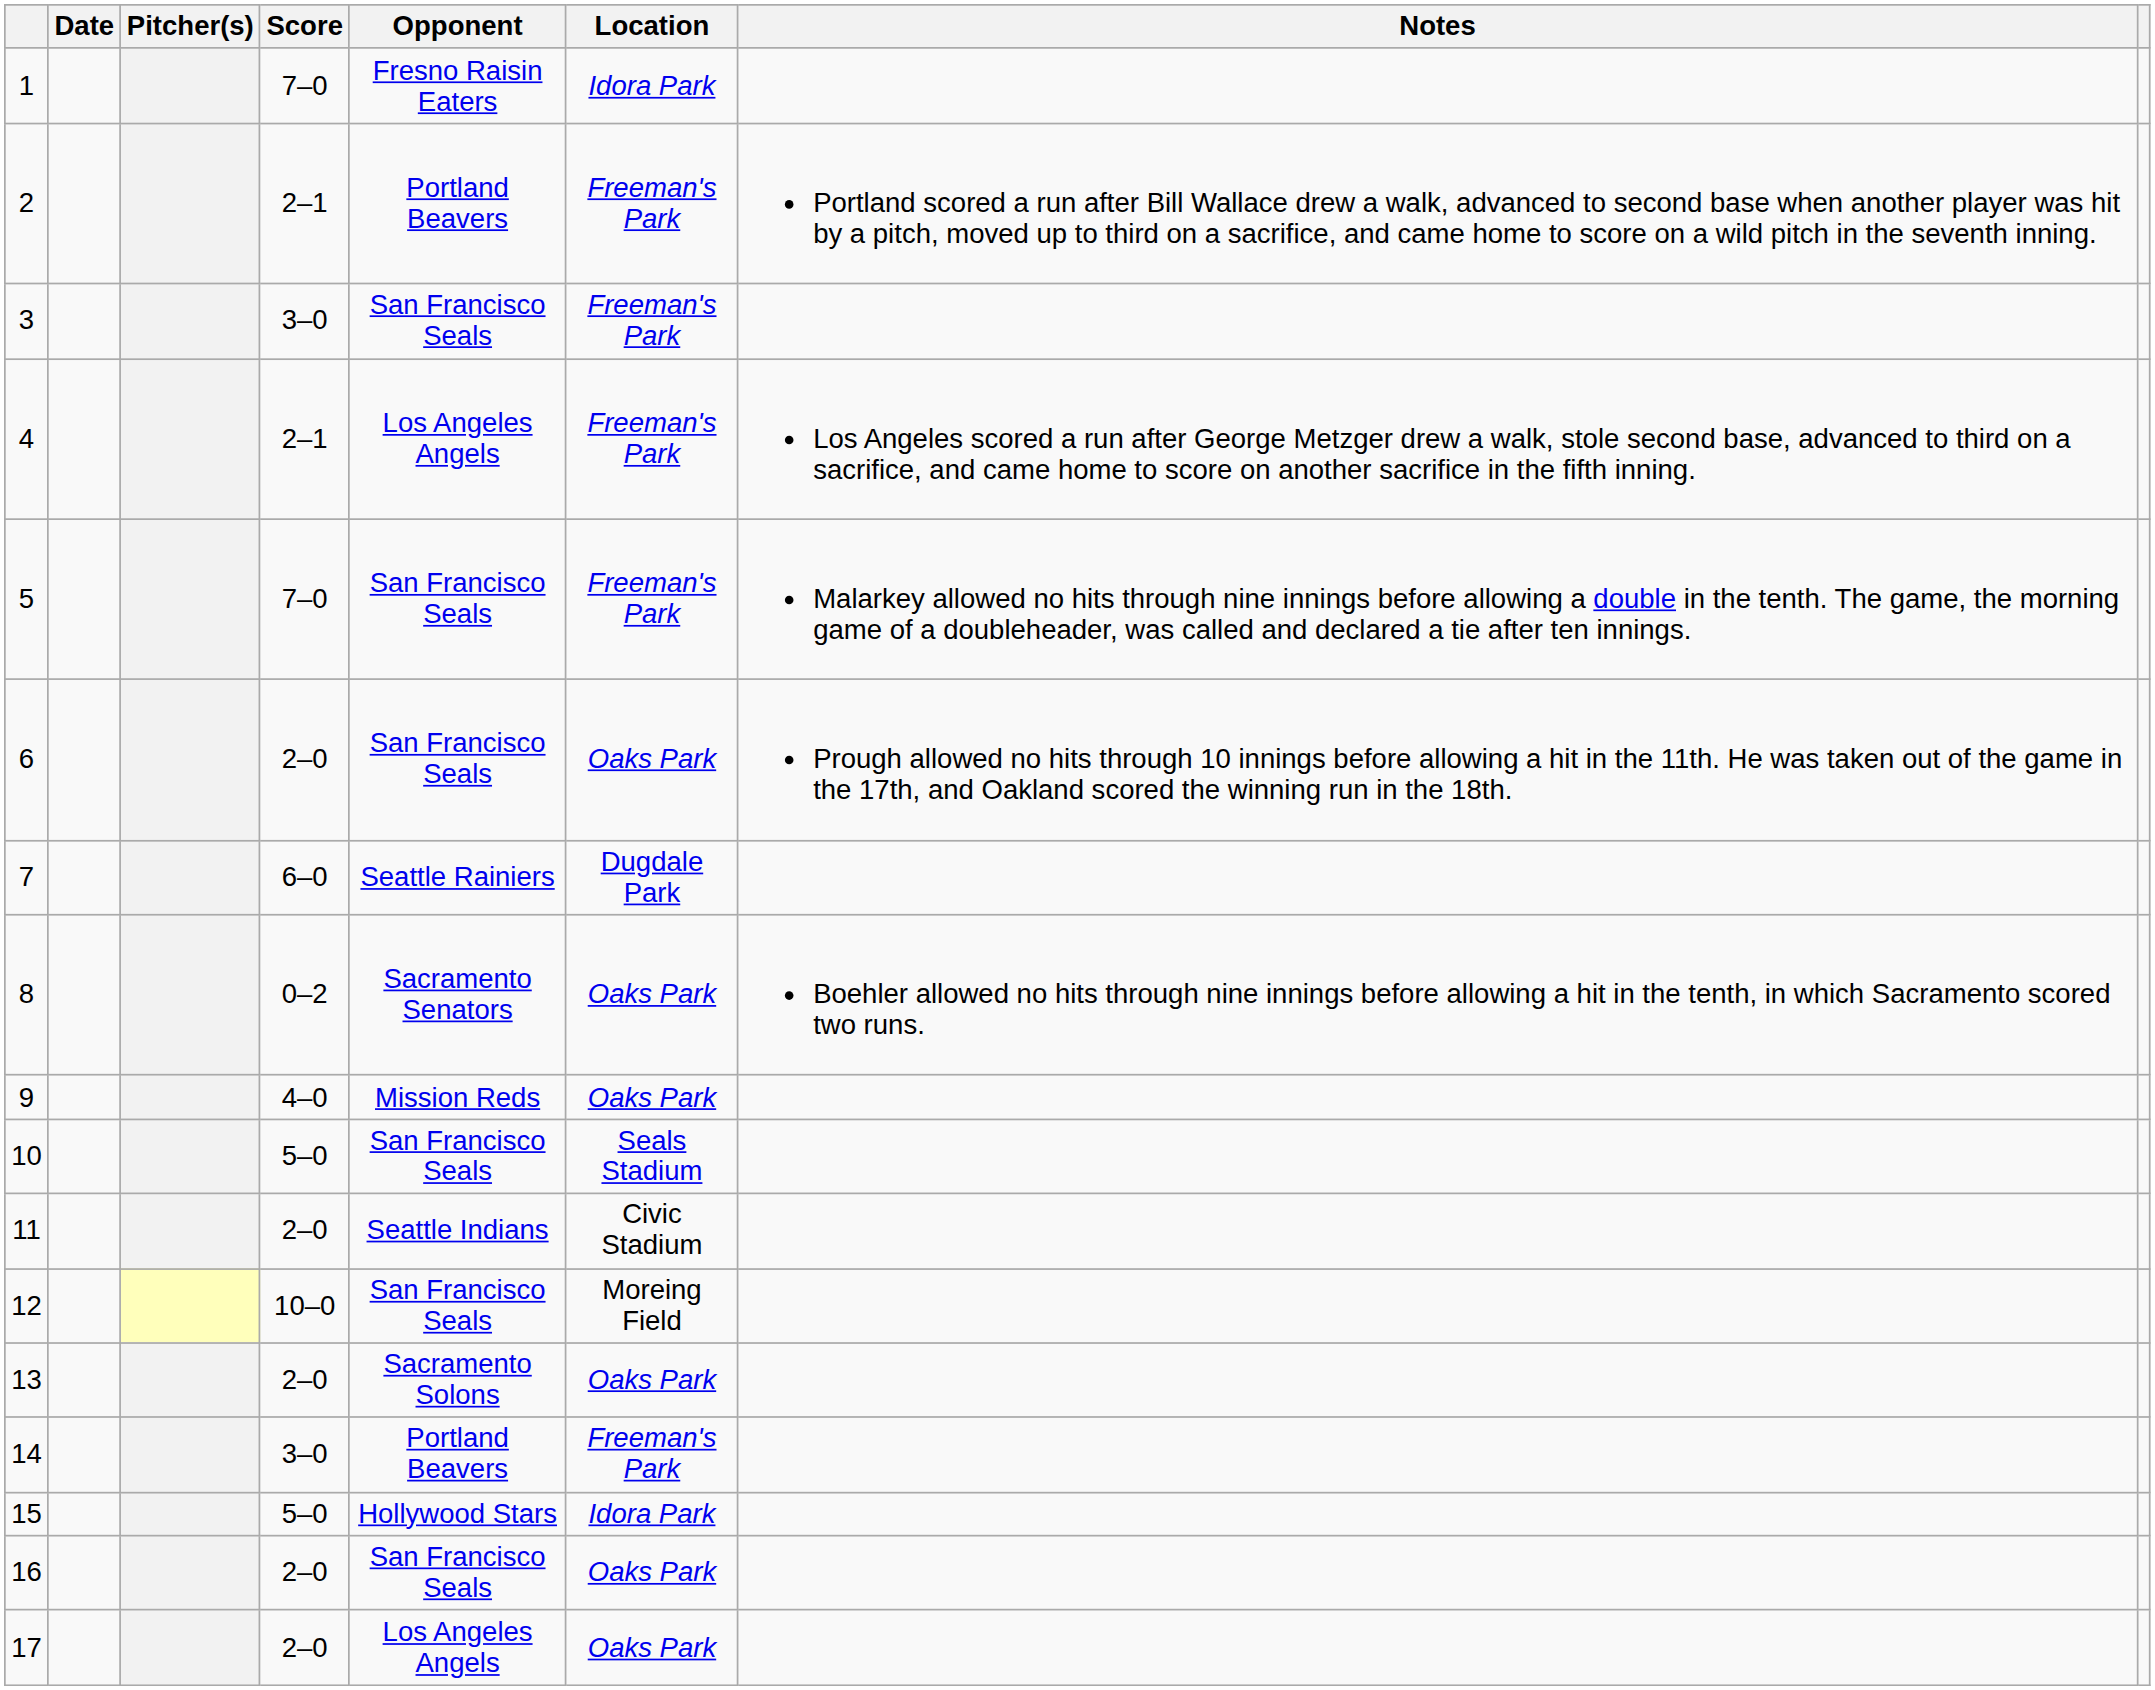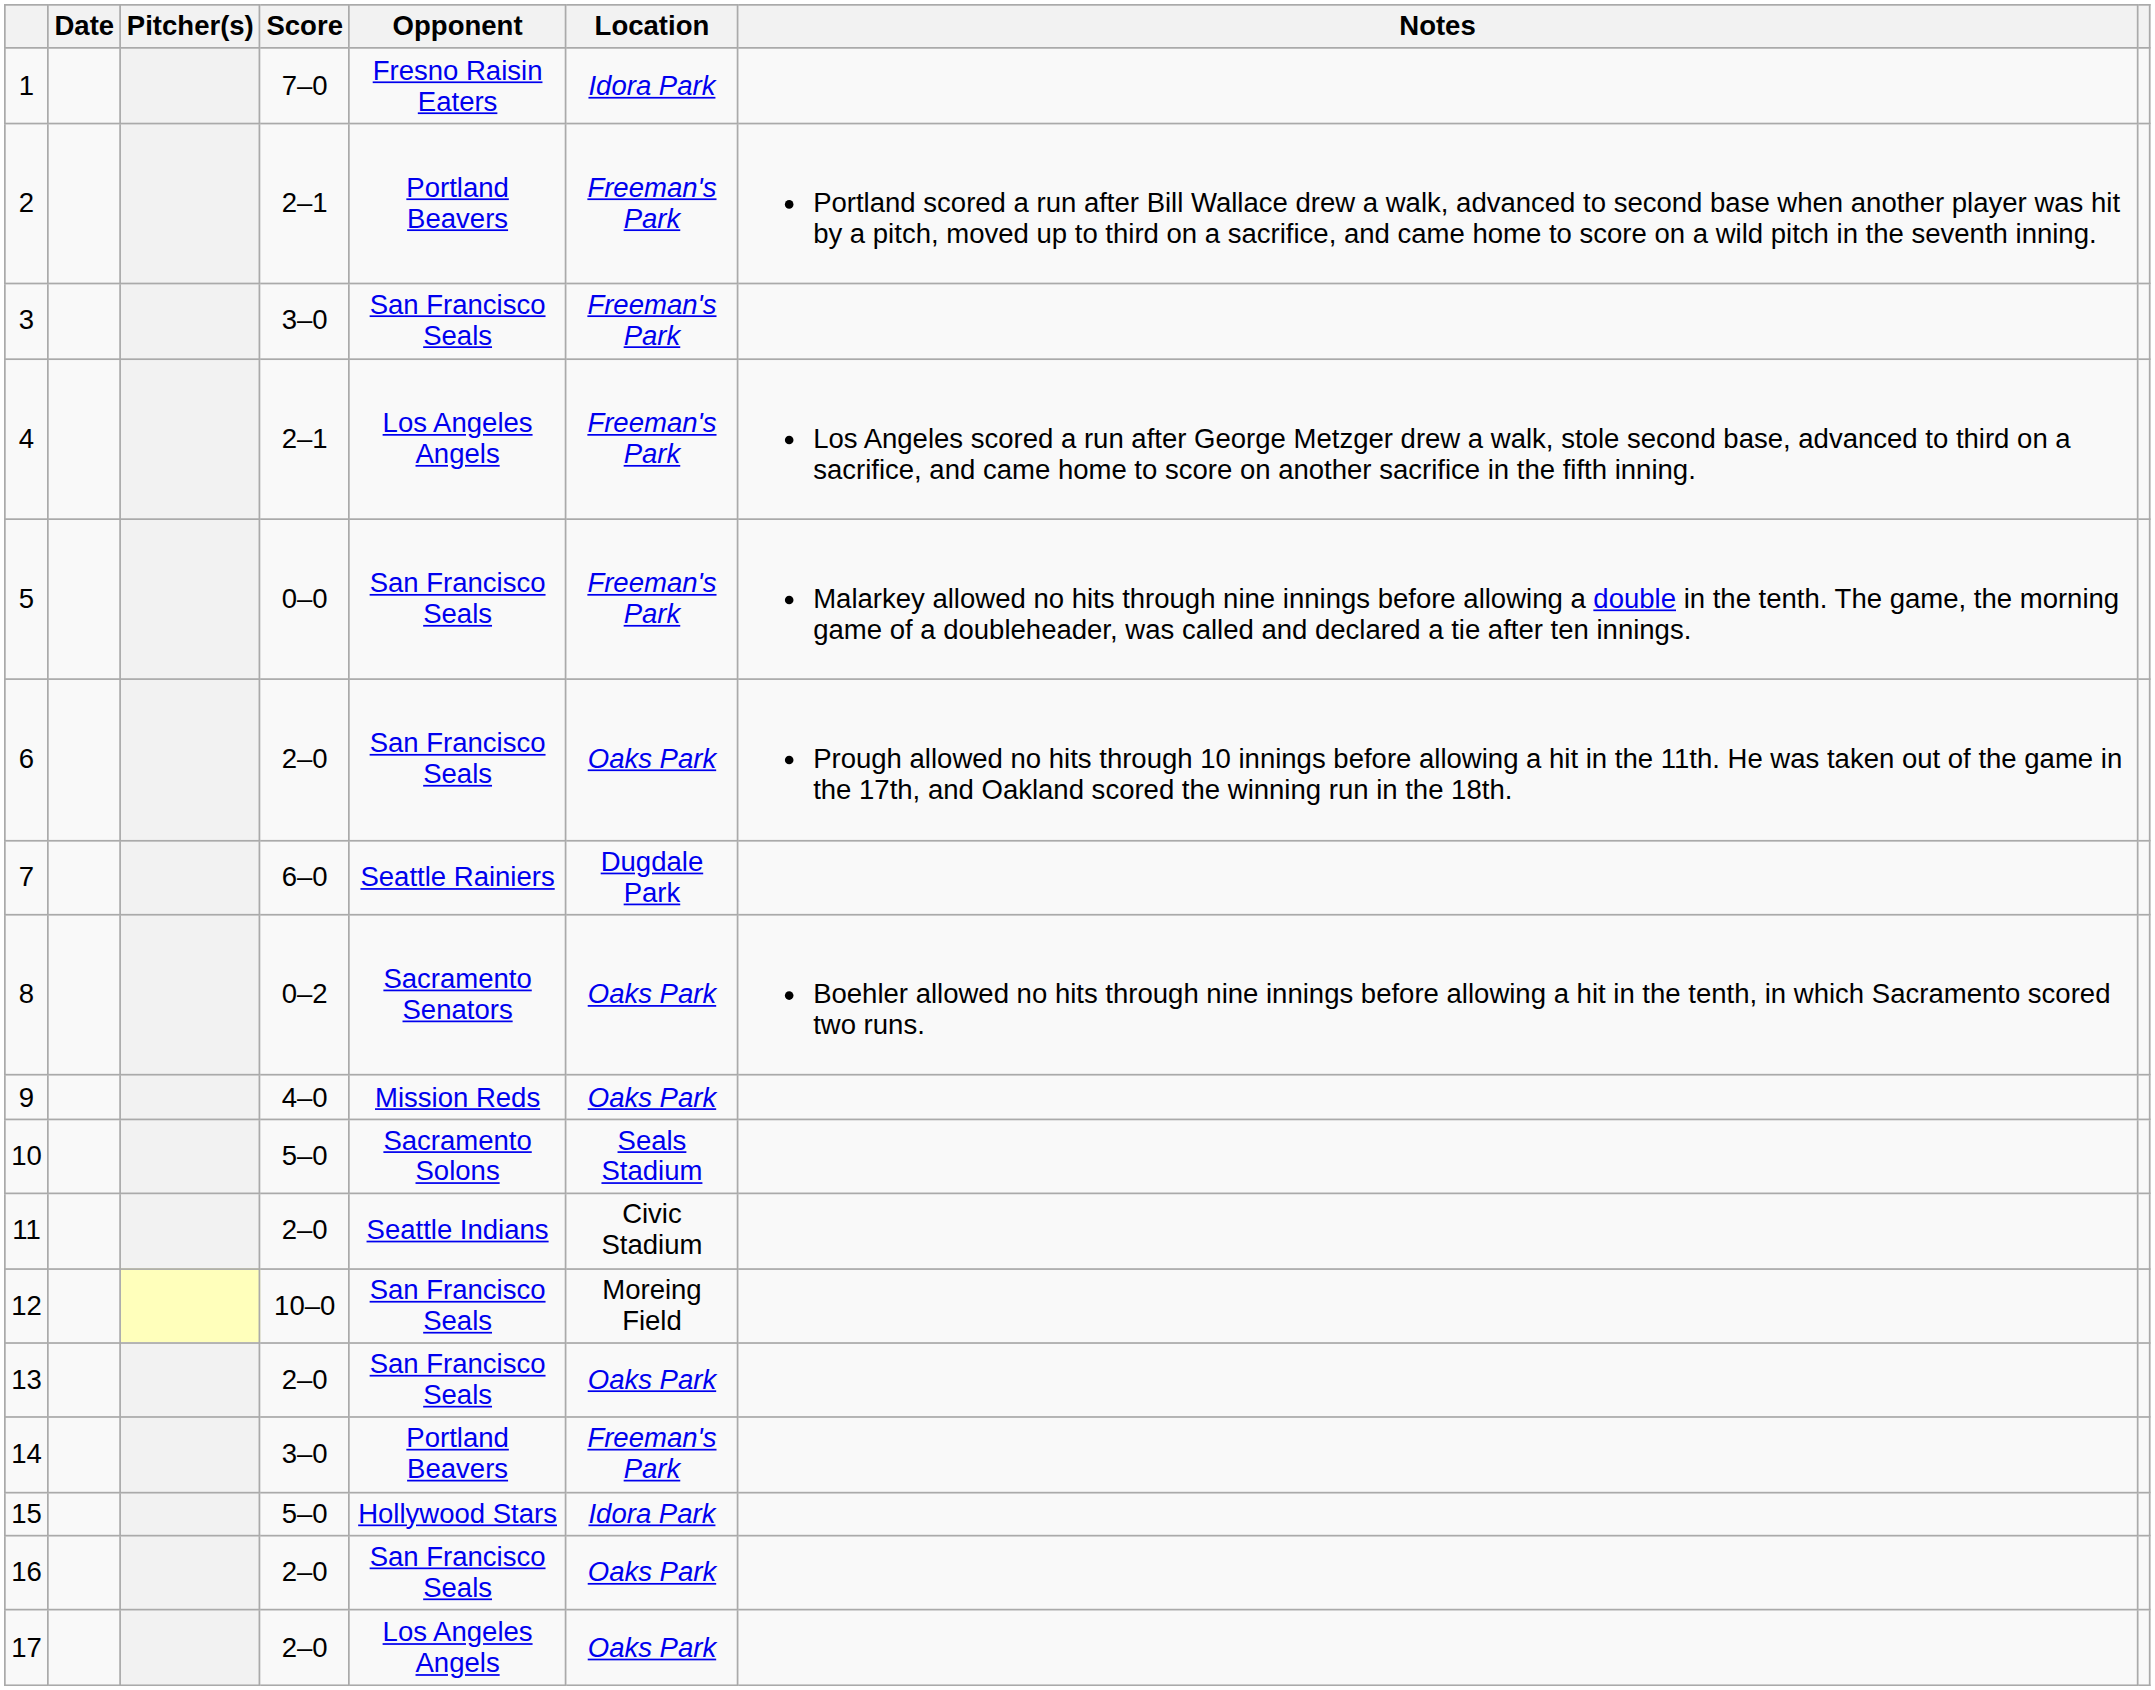(305, 598) 7–0 -> (305, 598) 0–0
(458, 1155) San Francisco Seals -> (458, 1155) Sacramento Solons
(458, 1379) Sacramento Solons -> (458, 1379) San Francisco Seals
